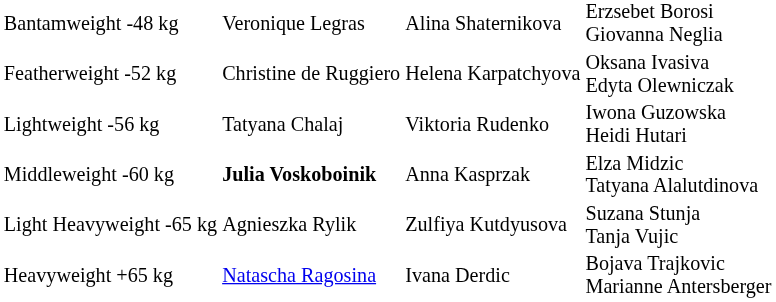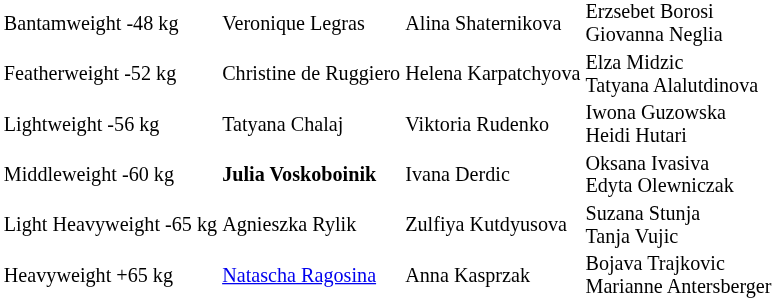(660, 73) Oksana Ivasiva Edyta Olewniczak -> (672, 73) Elza Midzic Tatyana Alalutdinova
(468, 174) Anna Kasprzak -> (458, 174) Ivana Derdic
(672, 174) Elza Midzic Tatyana Alalutdinova -> (660, 174) Oksana Ivasiva Edyta Olewniczak
(458, 275) Ivana Derdic -> (468, 275) Anna Kasprzak
